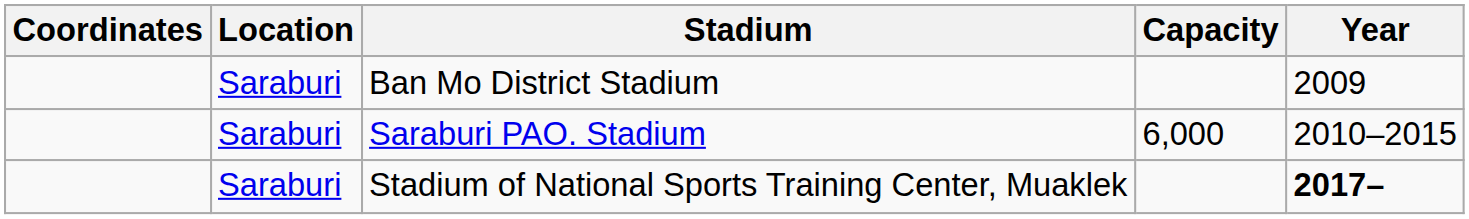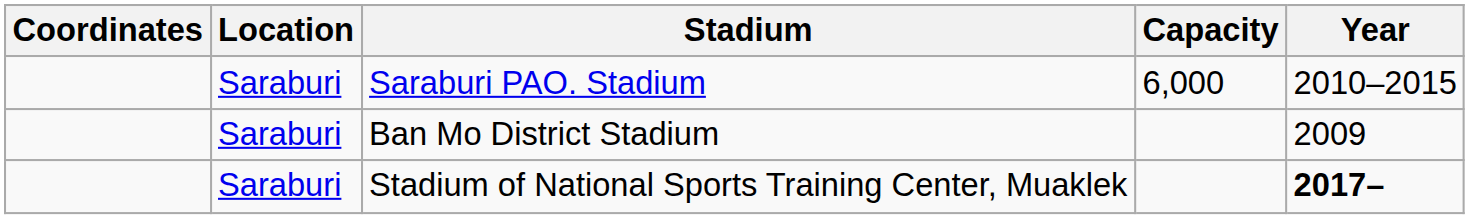rows swapped: (544, 82) <-> (537, 133)
